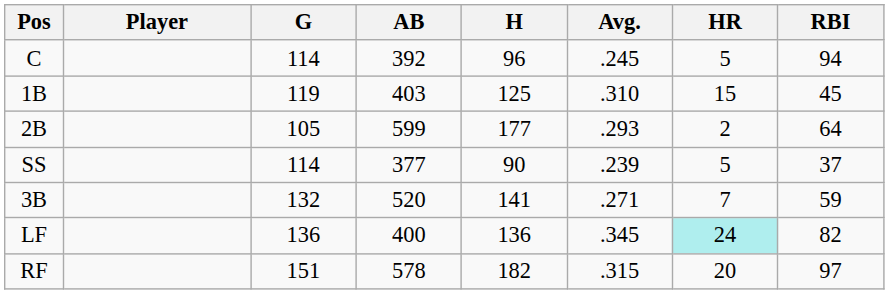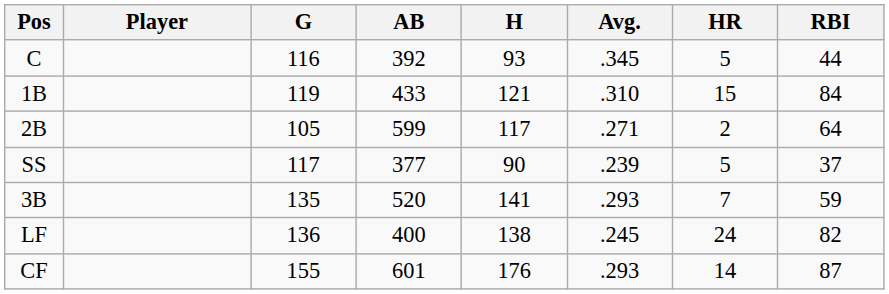(303, 57) 114 -> (303, 57) 116
(514, 57) 96 -> (514, 57) 93
(620, 57) .245 -> (620, 57) .345
(830, 57) 94 -> (830, 57) 44
(409, 93) 403 -> (409, 93) 433
(514, 93) 125 -> (514, 93) 121
(830, 93) 45 -> (830, 93) 84
(514, 128) 177 -> (514, 128) 117
(620, 128) .293 -> (620, 128) .271
(303, 164) 114 -> (303, 164) 117
(303, 199) 132 -> (303, 199) 135
(620, 199) .271 -> (620, 199) .293
(514, 235) 136 -> (514, 235) 138
(620, 235) .345 -> (620, 235) .245
(725, 235) paleturquoise background -> (725, 235) no background
+ row: (34, 270)
- row: (34, 270)
